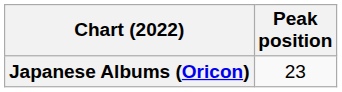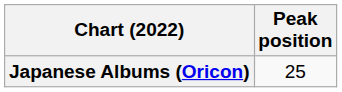(295, 71) 23 -> (295, 71) 25
